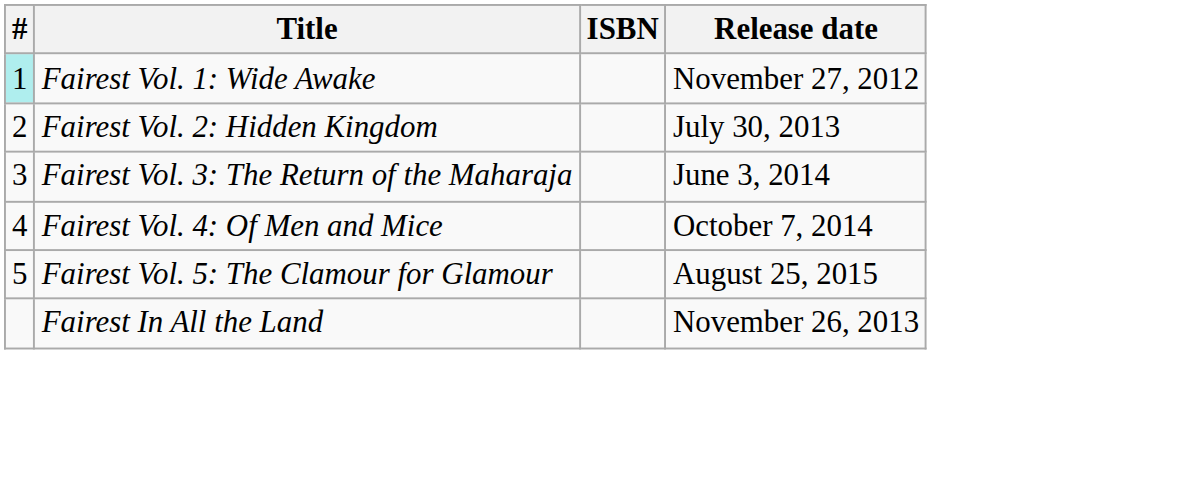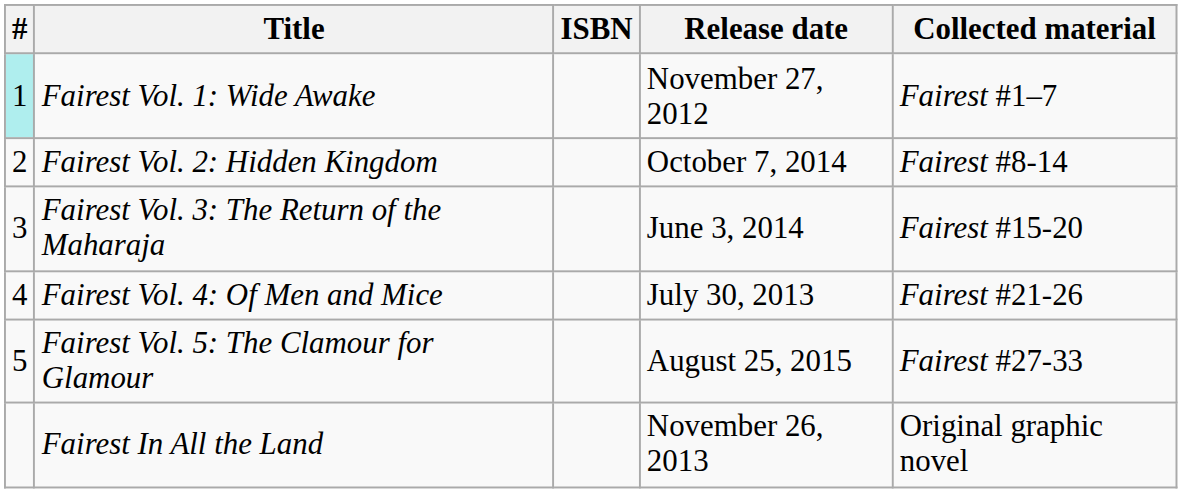+ column: (1035, 28)
(757, 126) July 30, 2013 -> (747, 161) October 7, 2014
(773, 224) October 7, 2014 -> (730, 294) July 30, 2013
